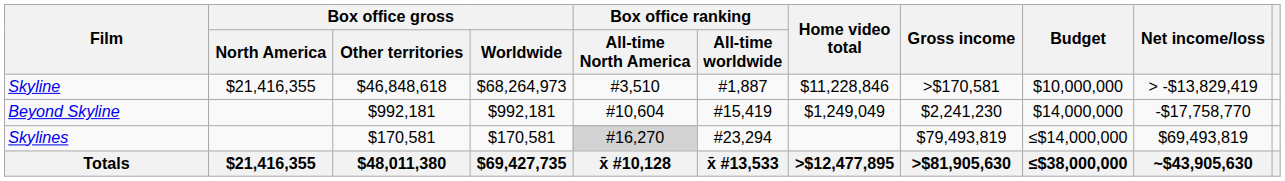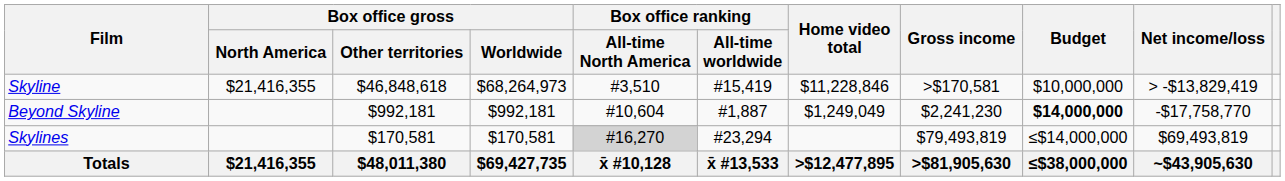(743, 86) #1,887 -> (743, 86) #15,419
(743, 112) #15,419 -> (743, 112) #1,887
(1078, 112) normal -> (1078, 112) bold
